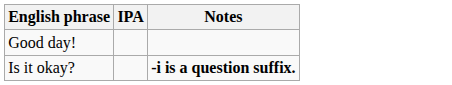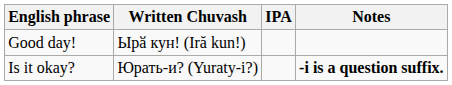+ column: (188, 17)
